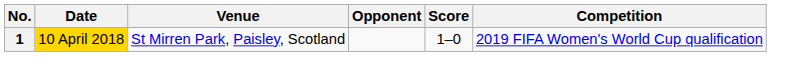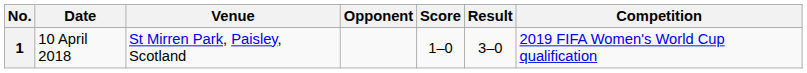+ column: (490, 16)
(81, 39) gold background -> (63, 47) no background
